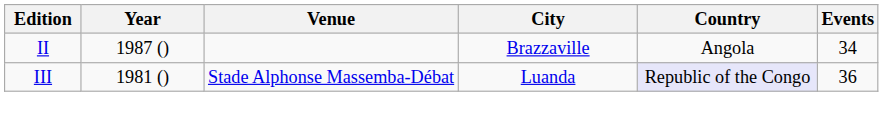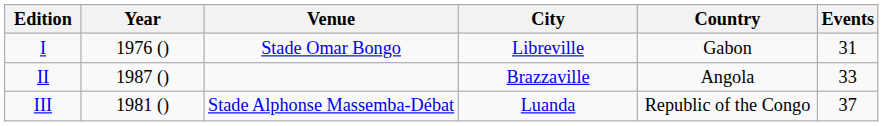+ row: (43, 47)
(848, 47) 34 -> (848, 76) 33
(727, 76) lavender background -> (727, 105) no background
(848, 76) 36 -> (848, 105) 37
